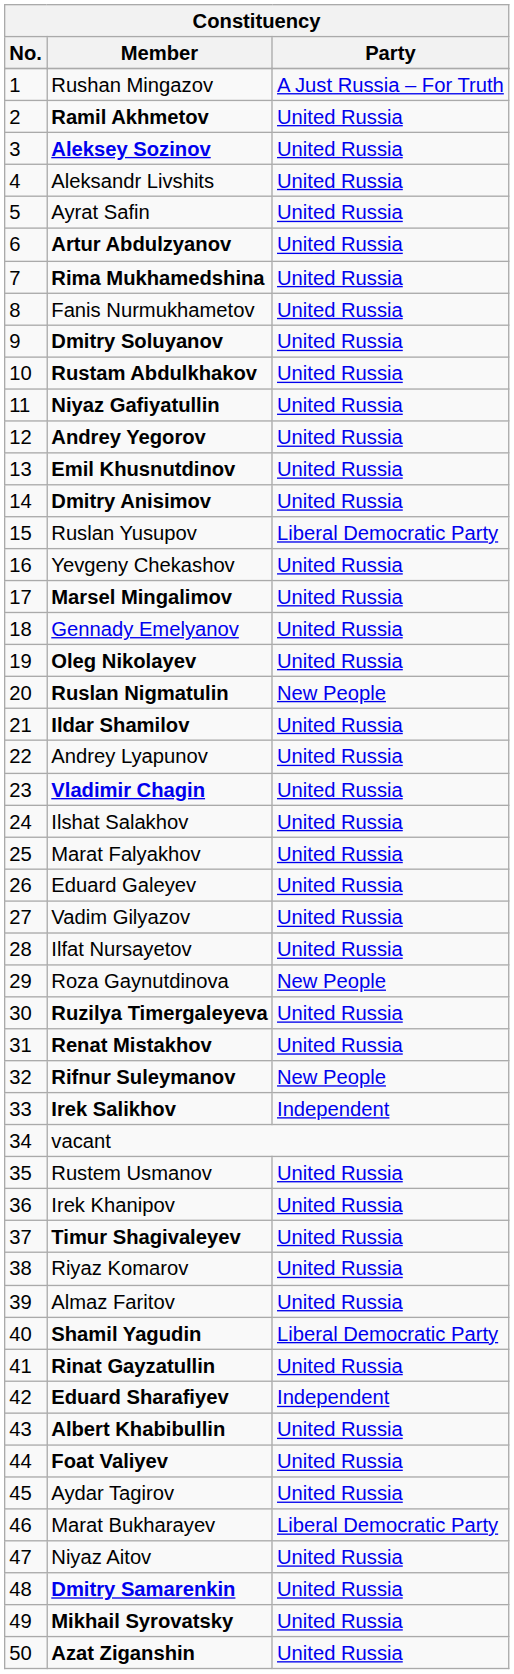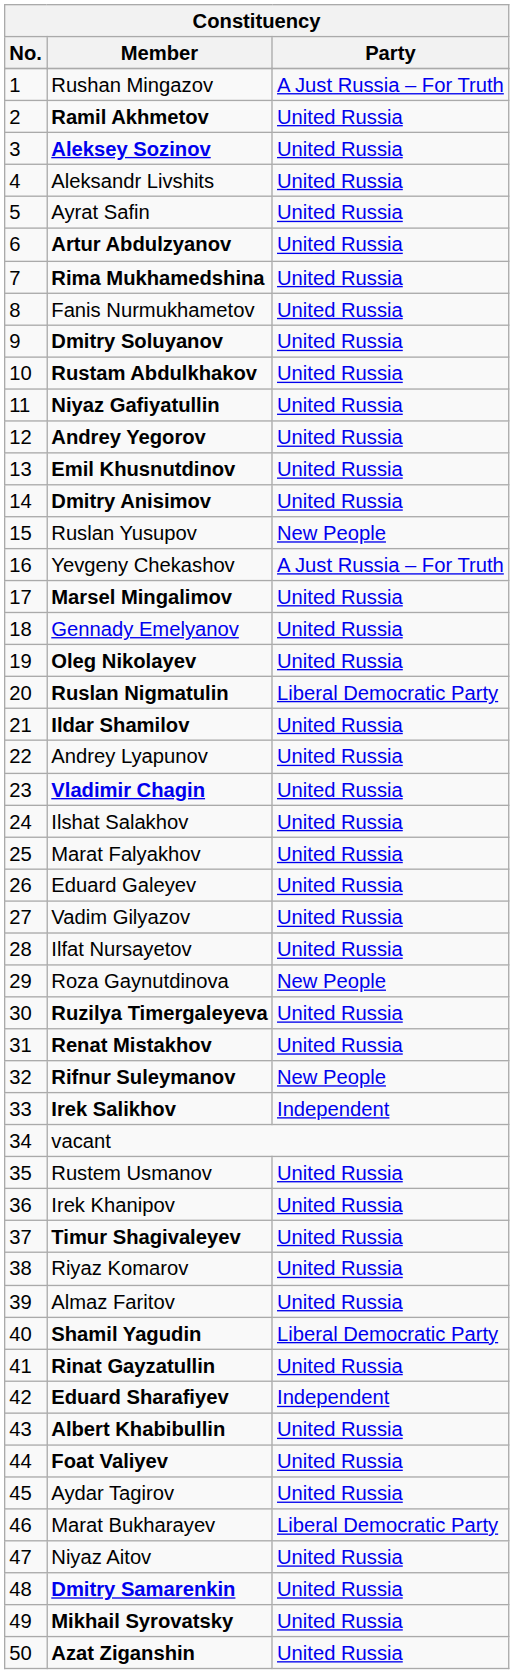(388, 533) Liberal Democratic Party -> (331, 533) New People
(340, 565) United Russia -> (390, 565) A Just Russia – For Truth
(331, 693) New People -> (388, 693) Liberal Democratic Party
